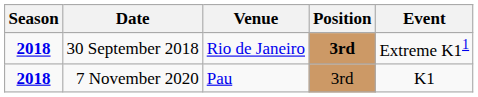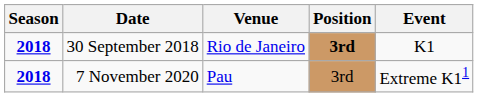(424, 48) Extreme K11 -> (424, 46) K1
(424, 78) K1 -> (424, 76) Extreme K11
